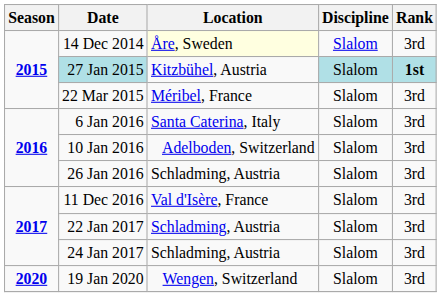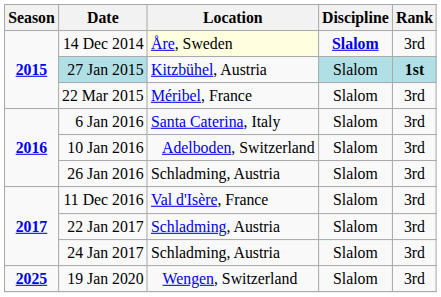(355, 43) normal -> (355, 43) bold
(31, 278) 2020 -> (31, 278) 2025
